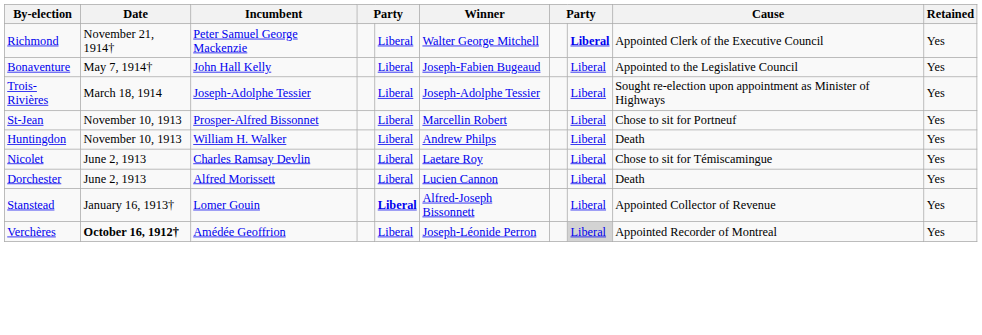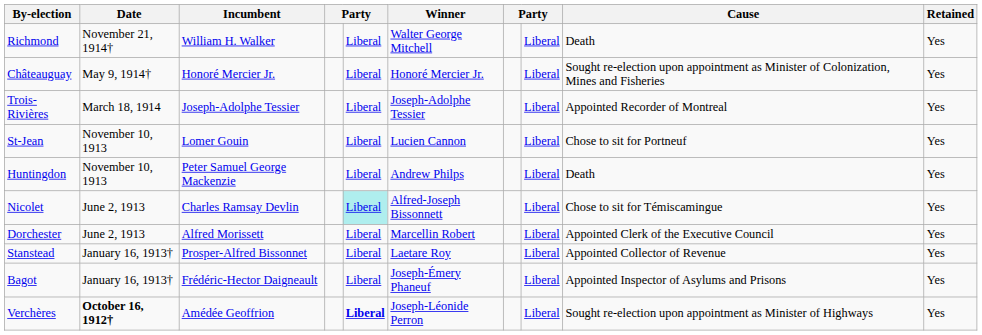(245, 40) Peter Samuel George Mackenzie -> (228, 40) William H. Walker
(590, 40) bold -> (542, 40) normal
(719, 40) Appointed Clerk of the Executive Council -> (580, 40) Death
+ row: (39, 74)
- row: (39, 67)
(742, 93) Sought re-election upon appointment as Minister of Highways -> (646, 107) Appointed Recorder of Montreal
(256, 120) Prosper-Alfred Bissonnet -> (215, 140) Lomer Gouin
(465, 120) Marcellin Robert -> (428, 140) Lucien Cannon
(240, 139) William H. Walker -> (234, 174) Peter Samuel George Mackenzie
(396, 159) no background -> (363, 207) paleturquoise background
(453, 159) Laetare Roy -> (425, 207) Alfred-Joseph Bissonnett
(460, 178) Lucien Cannon -> (433, 234) Marcellin Robert
(630, 178) Death -> (670, 234) Appointed Clerk of the Executive Council
(227, 205) Lomer Gouin -> (244, 253) Prosper-Alfred Bissonnet
(397, 205) bold -> (363, 253) normal
(457, 205) Alfred-Joseph Bissonnett -> (421, 253) Laetare Roy
+ row: (22, 280)
(396, 231) normal -> (365, 313) bold
(588, 231) lightgrey background -> (542, 313) no background
(696, 231) Appointed Recorder of Montreal -> (719, 313) Sought re-election upon appointment as Minister of Highways
